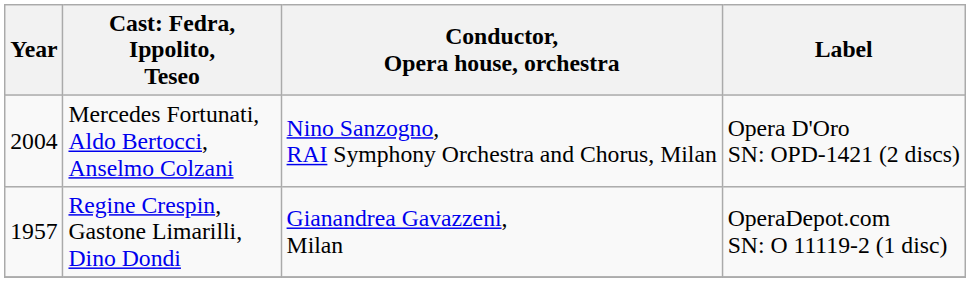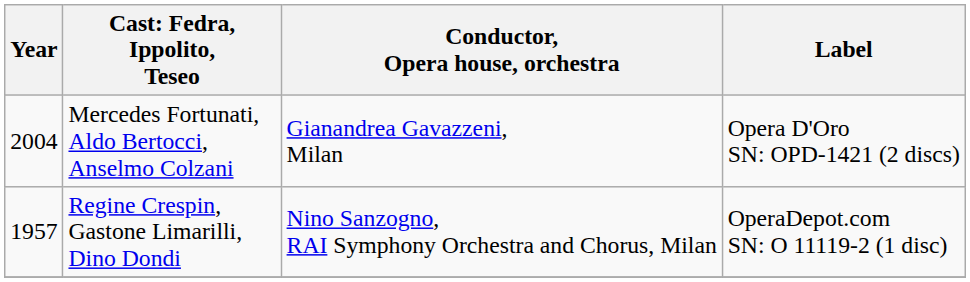(502, 140) Nino Sanzogno, RAI Symphony Orchestra and Chorus, Milan -> (397, 140) Gianandrea Gavazzeni, Milan
(397, 231) Gianandrea Gavazzeni, Milan -> (502, 231) Nino Sanzogno, RAI Symphony Orchestra and Chorus, Milan
